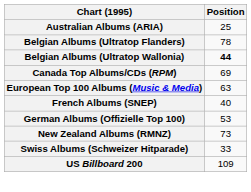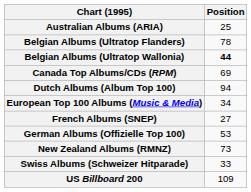+ row: (104, 88)
(226, 88) 63 -> (226, 103) 34
(226, 103) 40 -> (226, 118) 27
